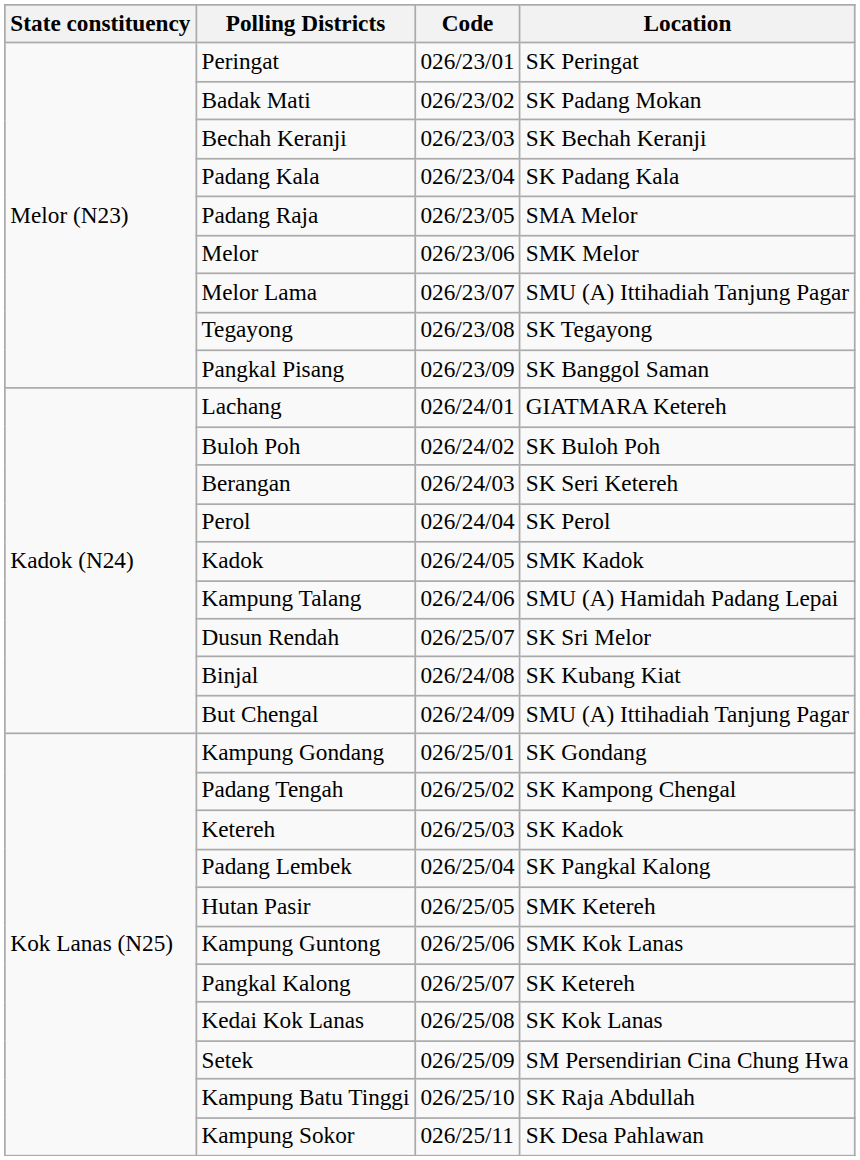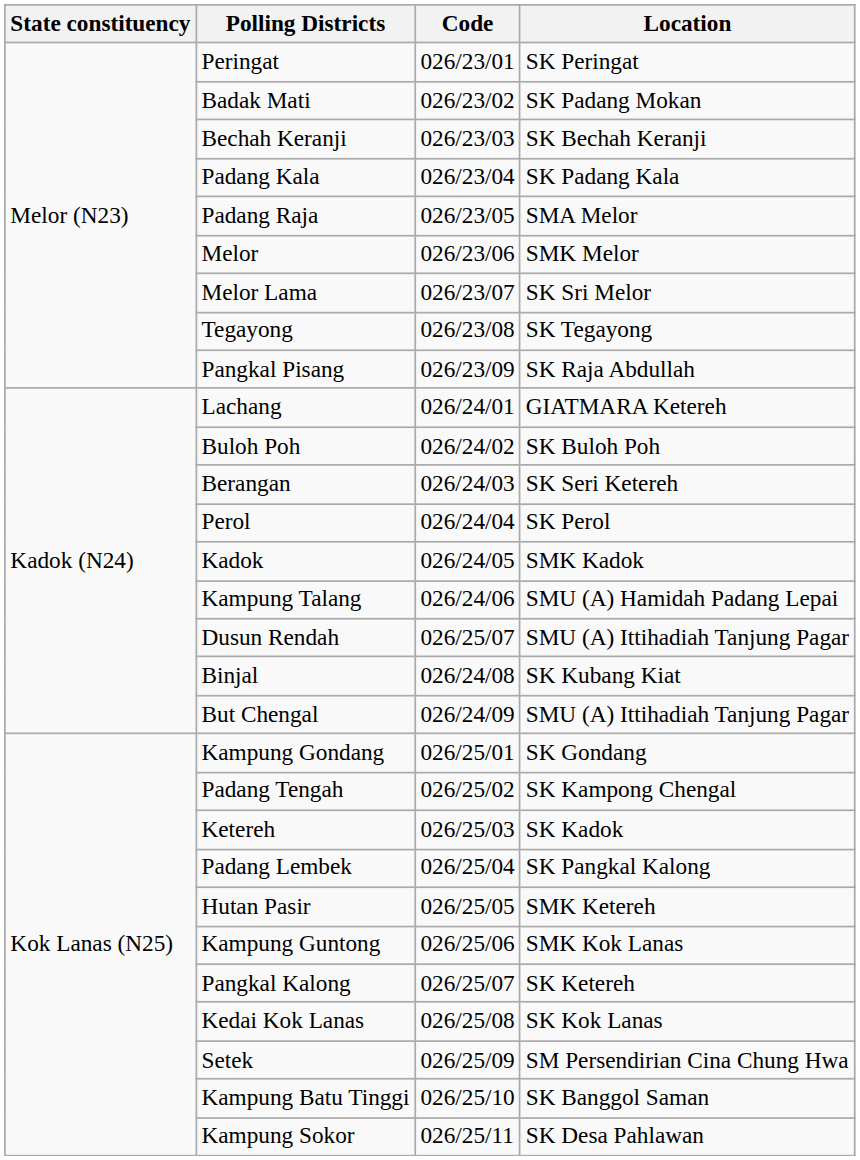(687, 291) SMU (A) Ittihadiah Tanjung Pagar -> (588, 291) SK Sri Melor
(617, 368) SK Banggol Saman -> (610, 368) SK Raja Abdullah
(588, 637) SK Sri Melor -> (687, 637) SMU (A) Ittihadiah Tanjung Pagar
(610, 1097) SK Raja Abdullah -> (617, 1097) SK Banggol Saman
